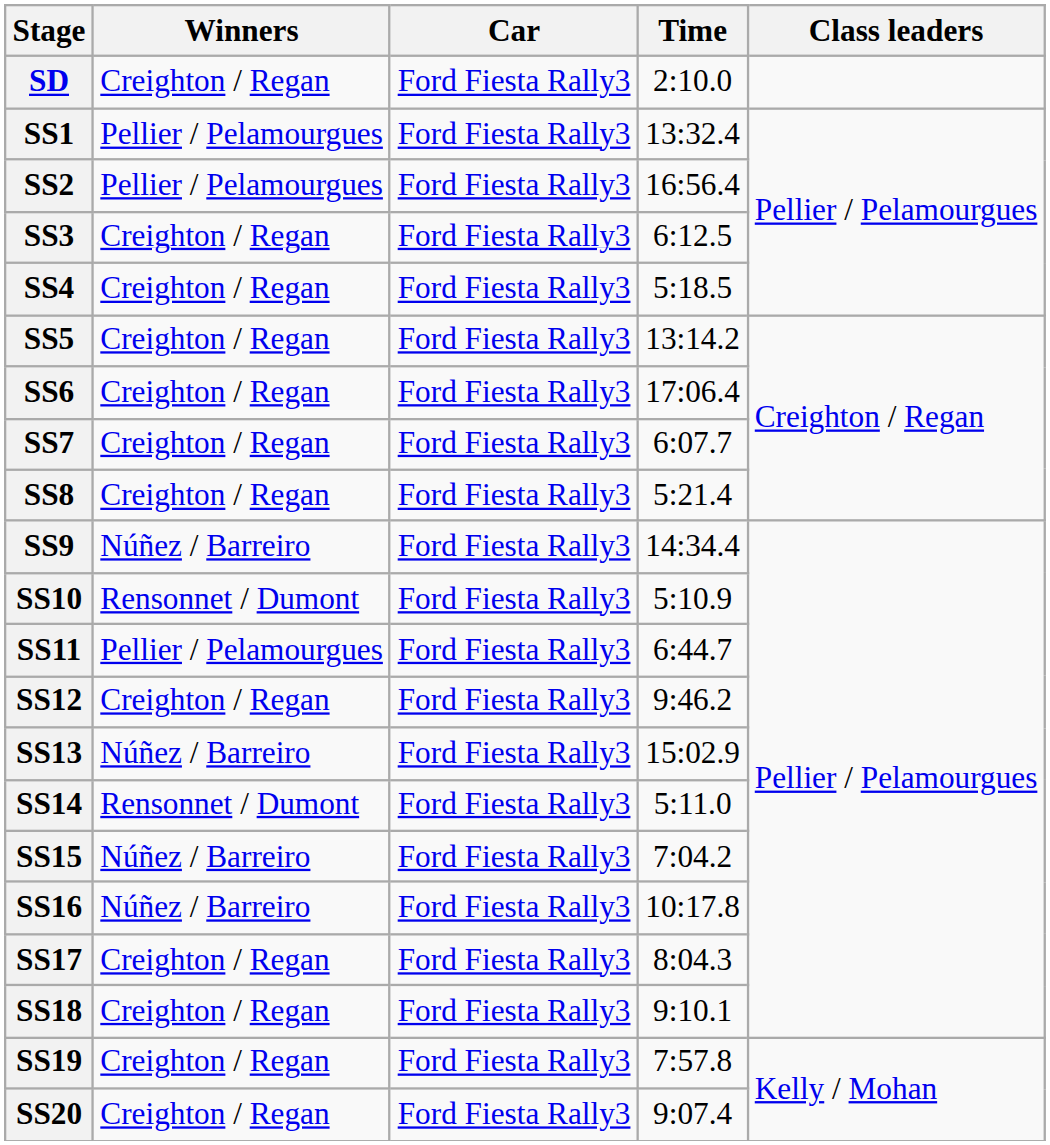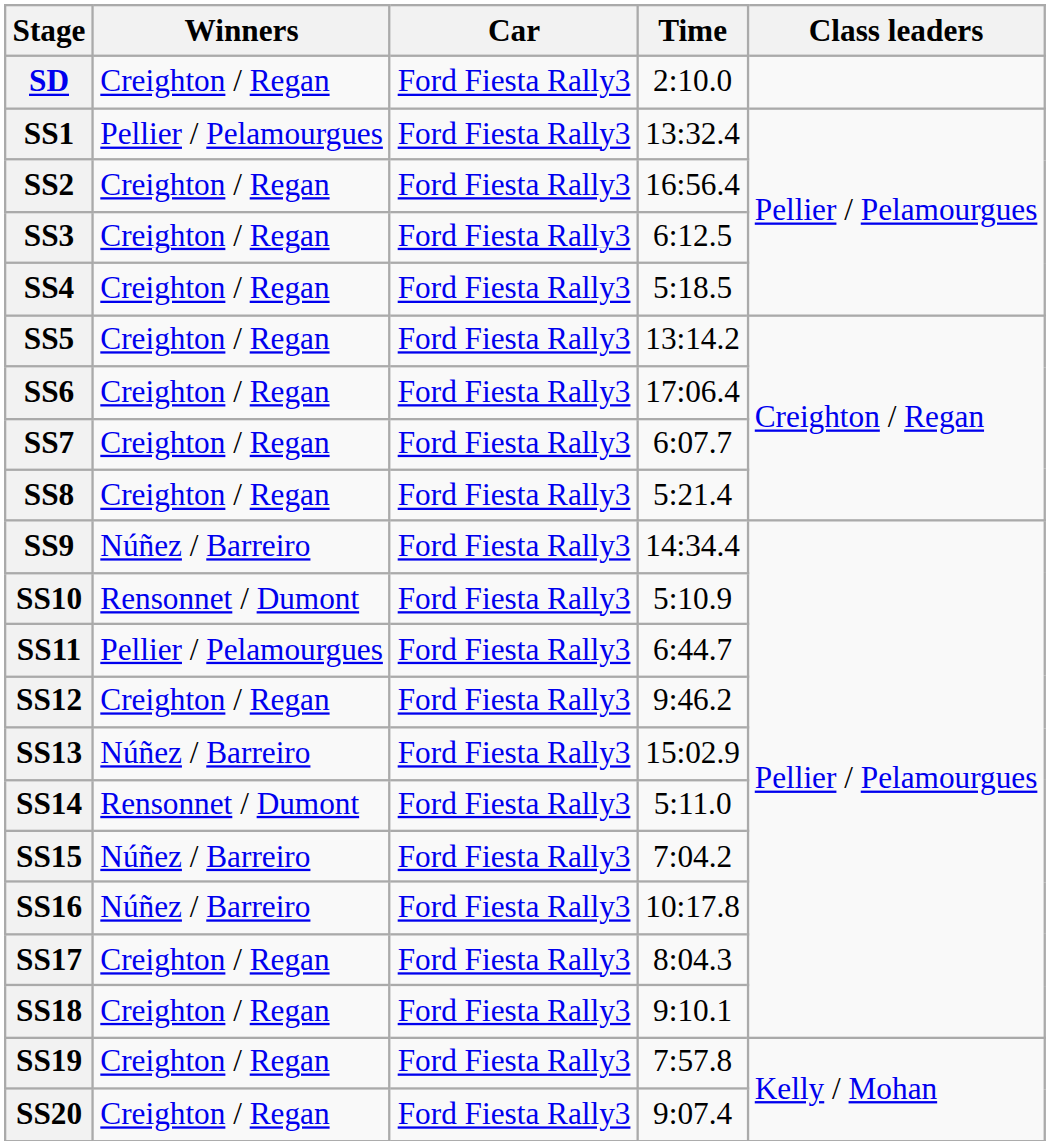(242, 184) Pellier / Pelamourgues -> (215, 184) Creighton / Regan
